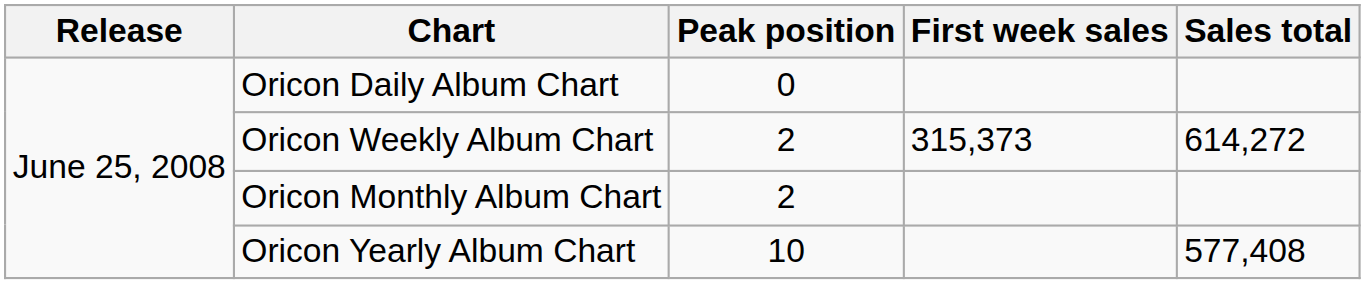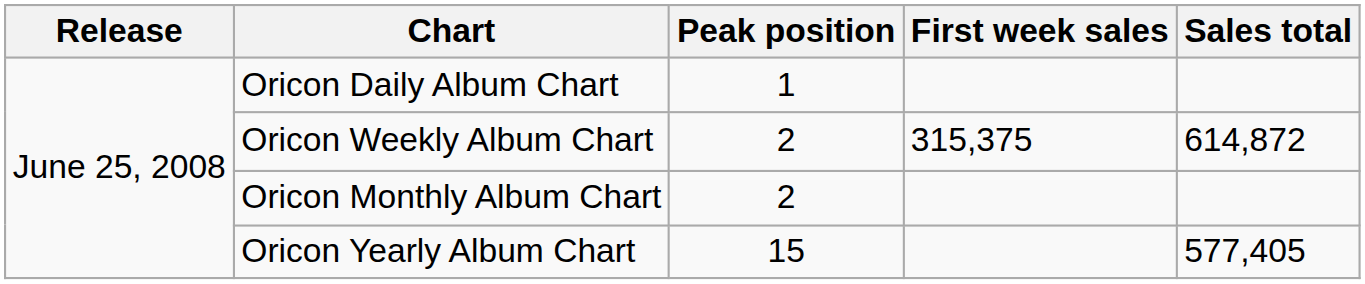(786, 84) 0 -> (786, 84) 1
(972, 140) 315,373 -> (972, 140) 315,375
(1262, 139) 614,272 -> (1262, 139) 614,872
(786, 250) 10 -> (786, 250) 15
(1245, 250) 577,408 -> (1245, 250) 577,405
